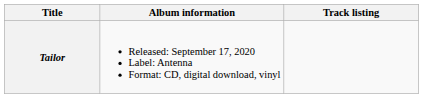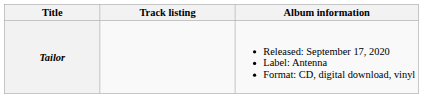columns swapped: (192, 12) <-> (351, 12)
